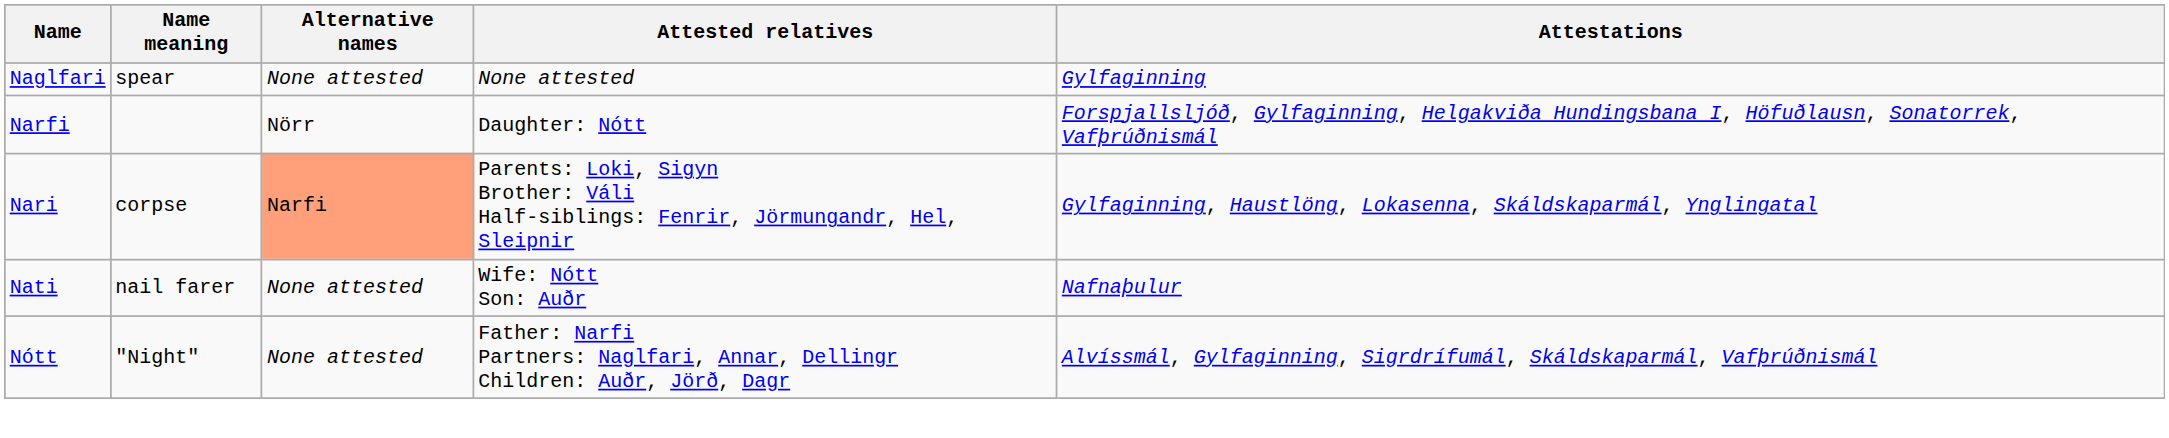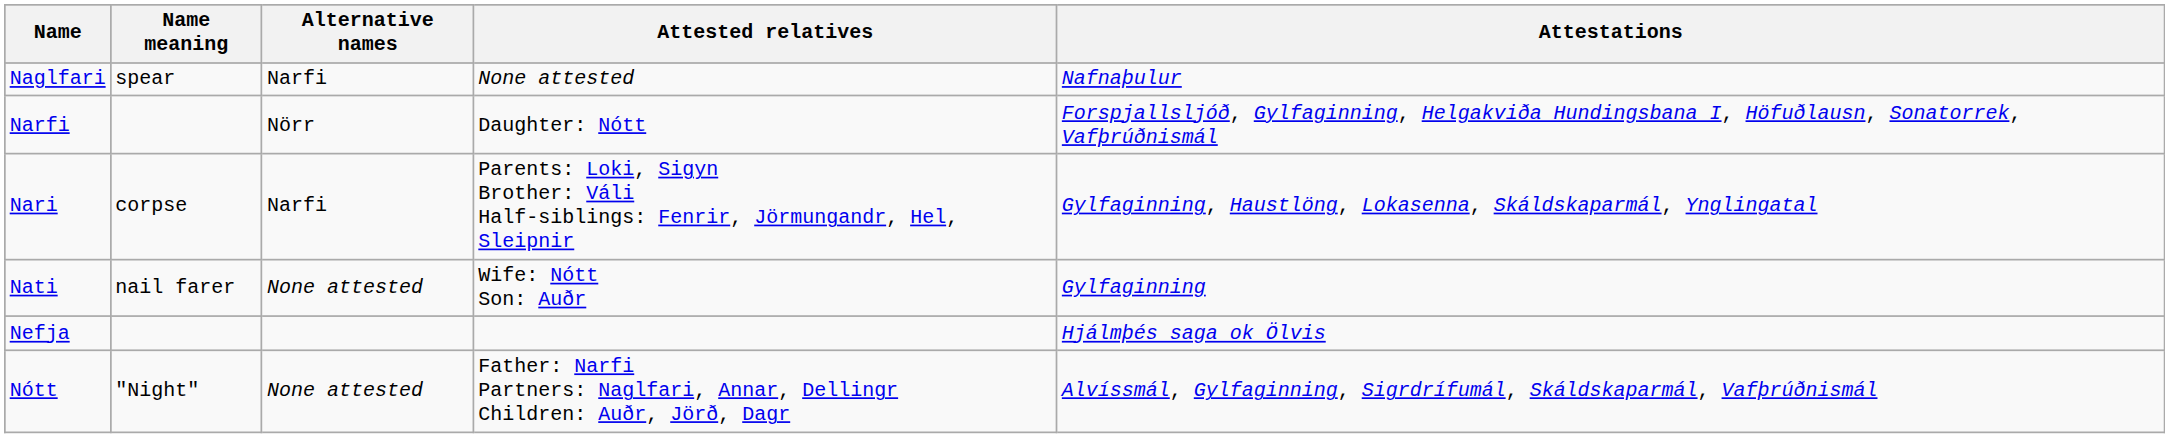(345, 79) None attested -> (297, 79) Narfi
(1134, 79) Gylfaginning -> (1122, 79) Nafnaþulur
(297, 206) lightsalmon background -> (297, 206) no background
(1122, 287) Nafnaþulur -> (1134, 287) Gylfaginning
+ row: (40, 333)
